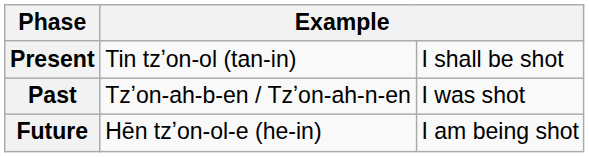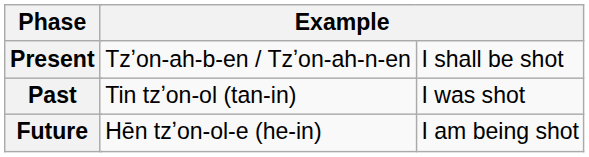(201, 59) Tin tzʼon-ol (tan-in) -> (258, 59) Tzʼon-ah-b-en / Tzʼon-ah-n-en
(258, 95) Tzʼon-ah-b-en / Tzʼon-ah-n-en -> (201, 95) Tin tzʼon-ol (tan-in)
